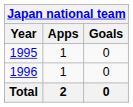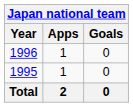rows swapped: (24, 53) <-> (24, 72)
